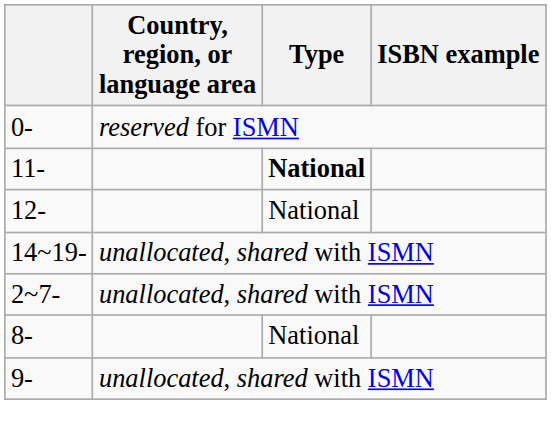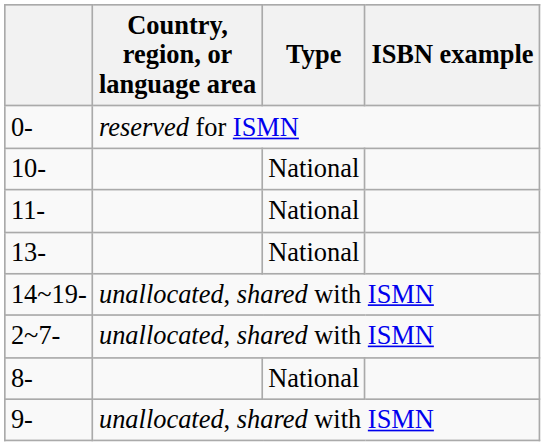+ row: (29, 168)
(317, 168) bold -> (314, 210) normal
- row: (29, 210)
+ row: (29, 252)
